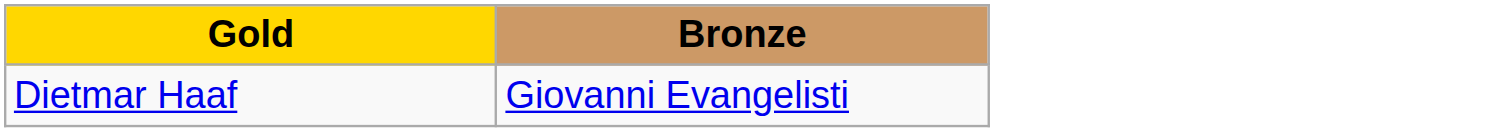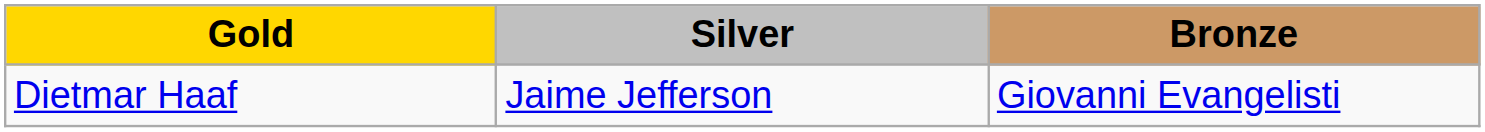+ column: (742, 34)
